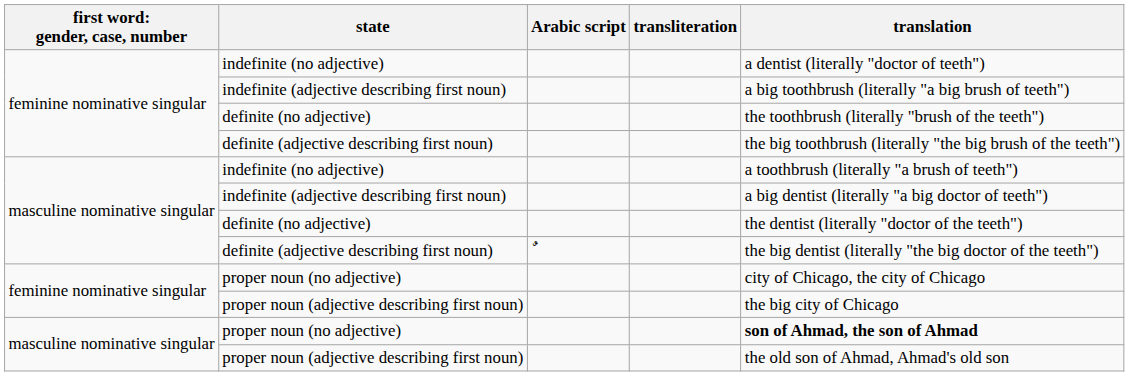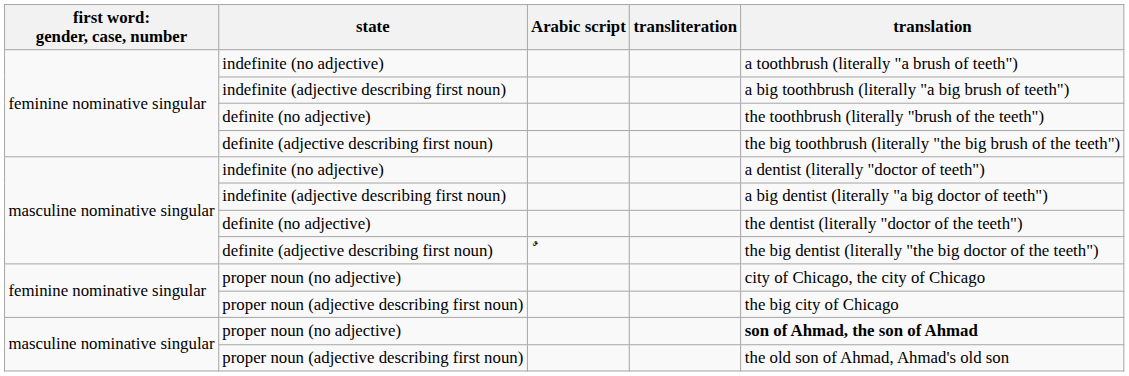(865, 63) a dentist (literally "doctor of teeth") -> (881, 63) a toothbrush (literally "a brush of teeth")
(881, 169) a toothbrush (literally "a brush of teeth") -> (865, 169) a dentist (literally "doctor of teeth")
